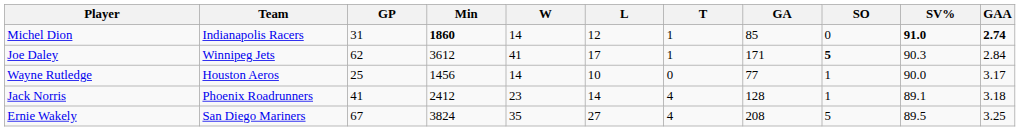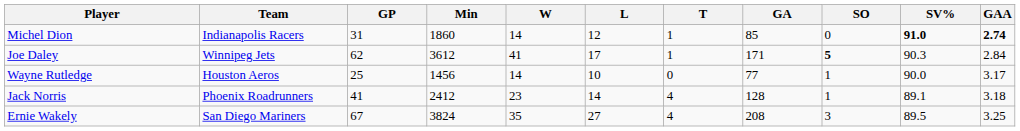(442, 34) bold -> (442, 34) normal
(828, 116) 5 -> (828, 116) 3
